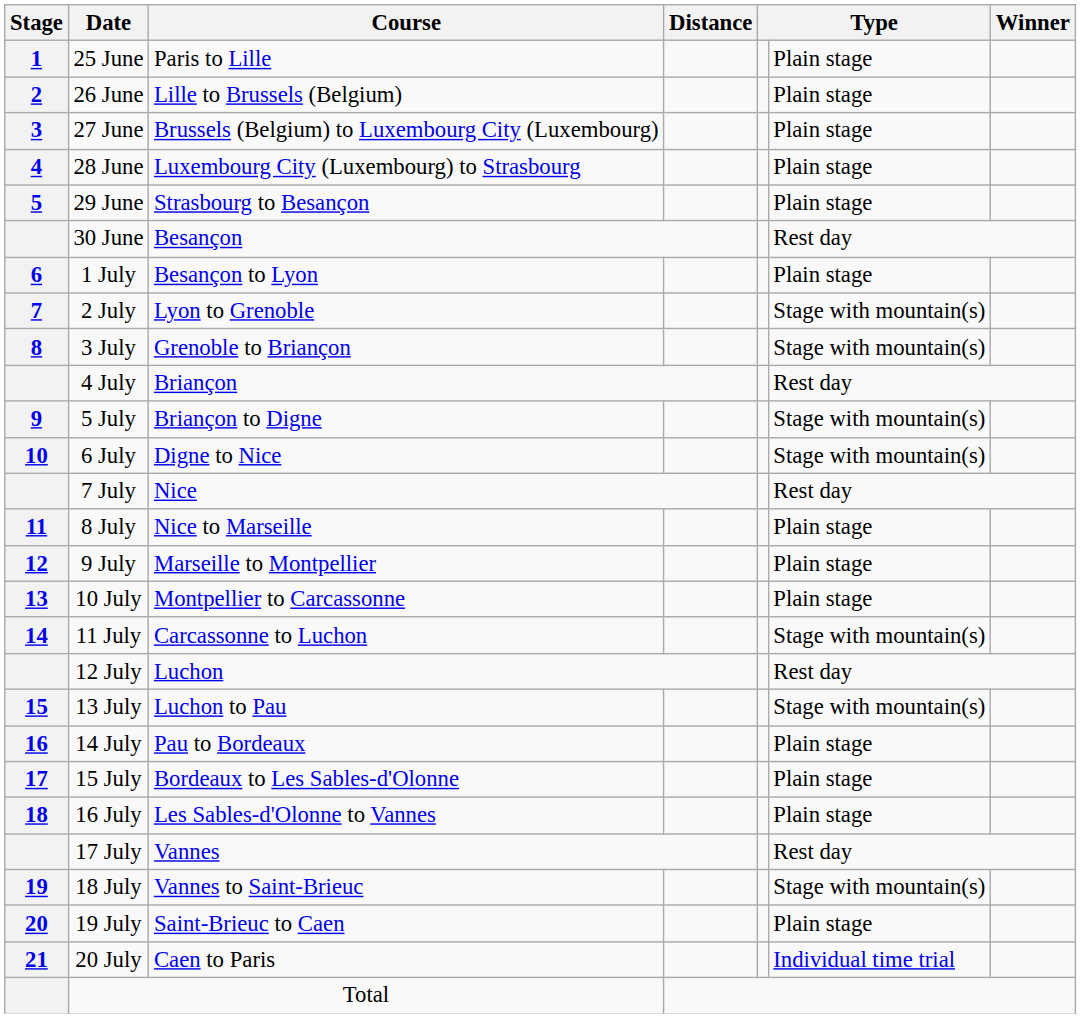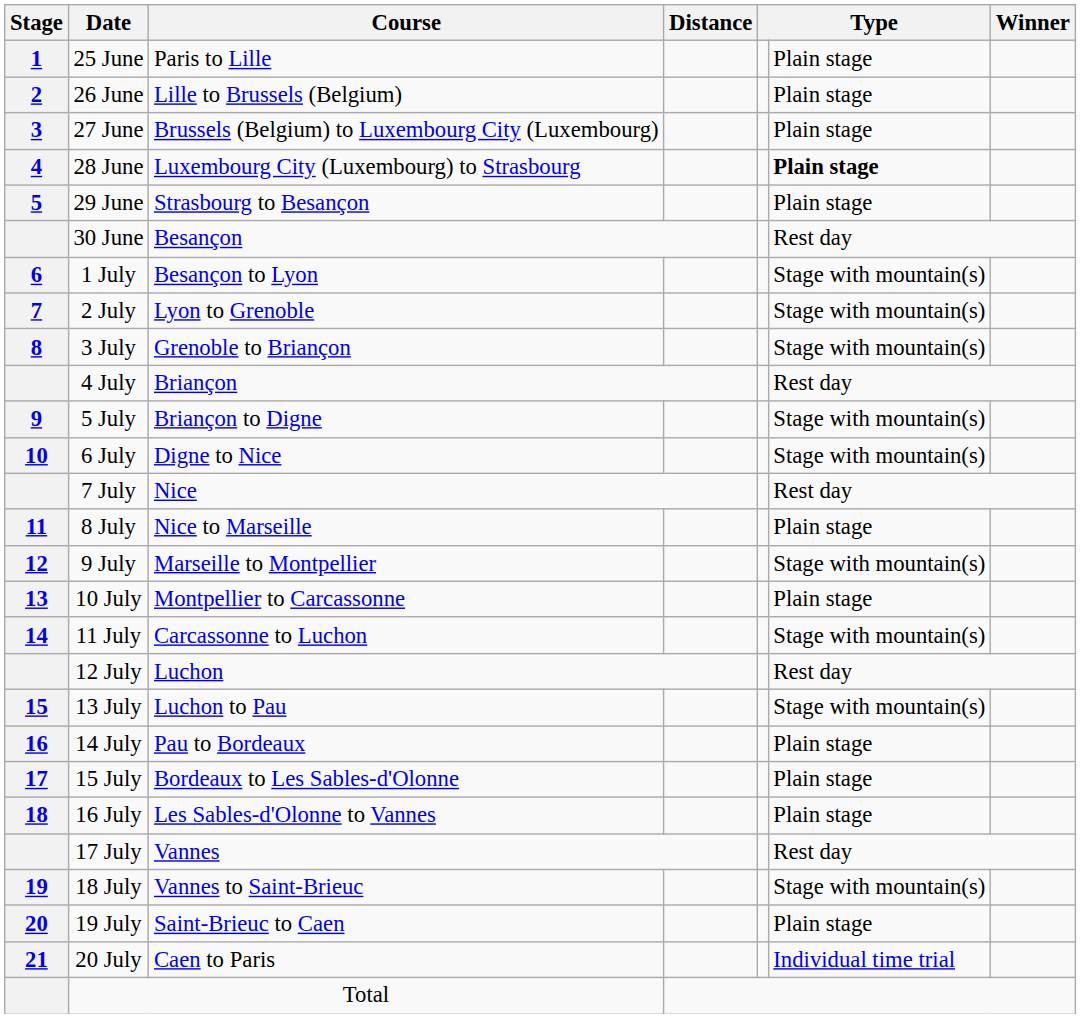(823, 166) normal -> (826, 166) bold
(823, 274) Plain stage -> (879, 274) Stage with mountain(s)
(823, 563) Plain stage -> (879, 563) Stage with mountain(s)
